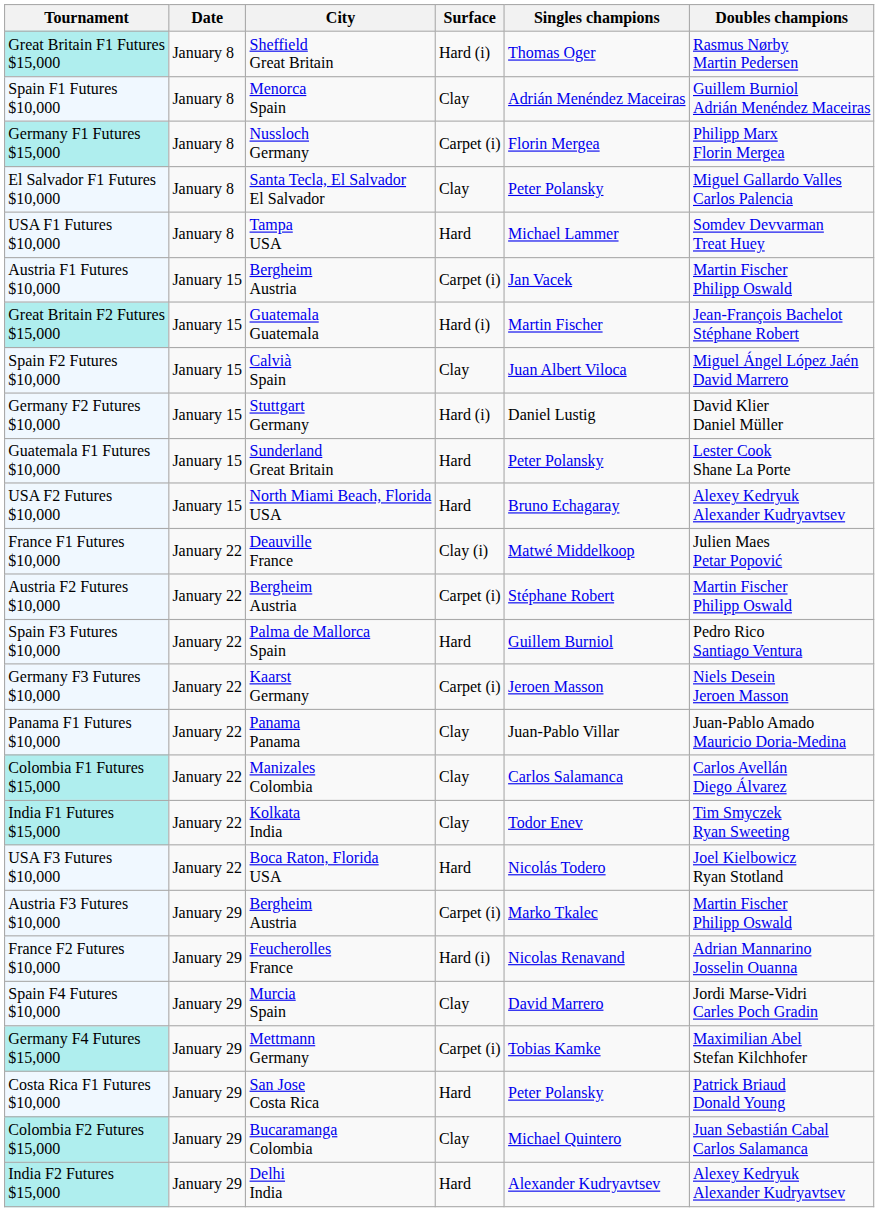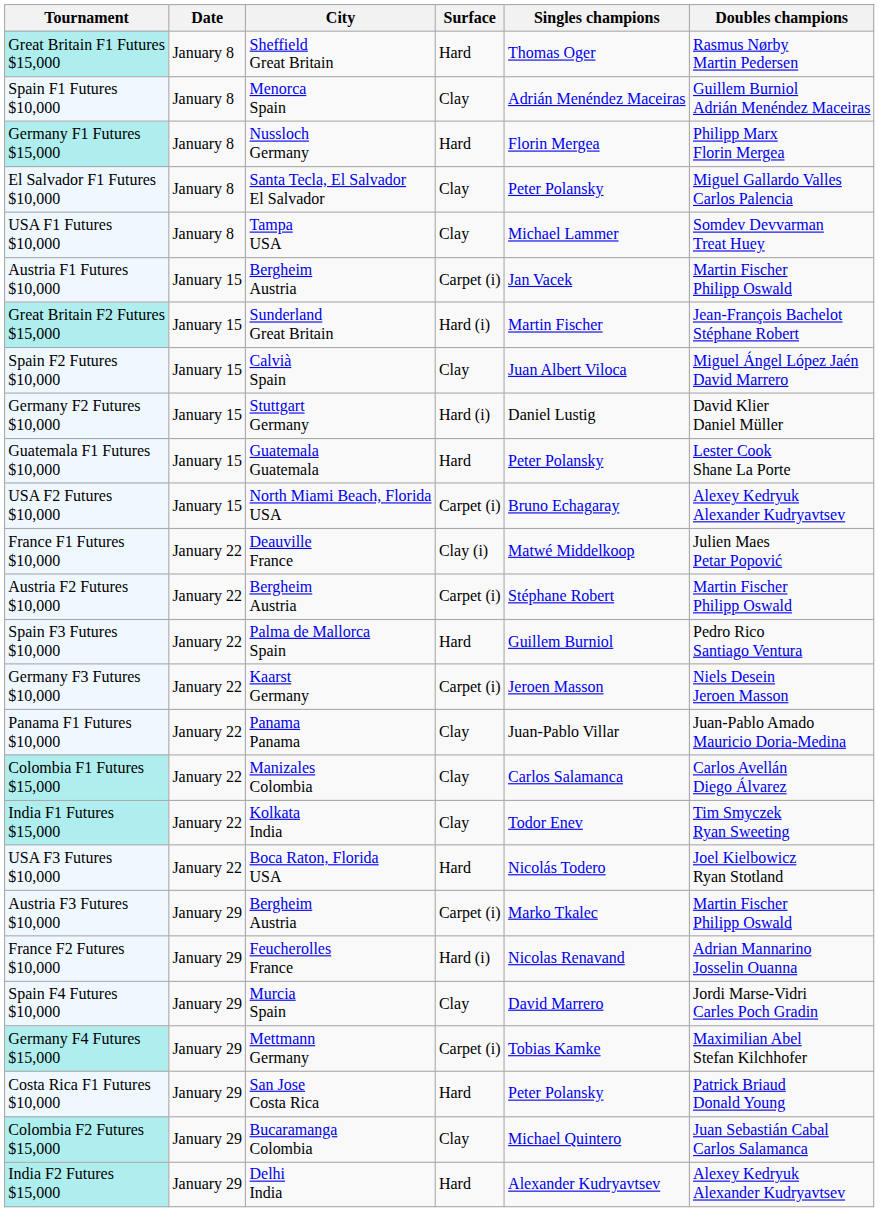(464, 53) Hard (i) -> (455, 53) Hard
(470, 144) Carpet (i) -> (455, 144) Hard
(455, 234) Hard -> (454, 234) Clay
(284, 325) Guatemala Guatemala -> (291, 325) Sunderland Great Britain
(291, 460) Sunderland Great Britain -> (284, 460) Guatemala Guatemala
(455, 506) Hard -> (470, 506) Carpet (i)
